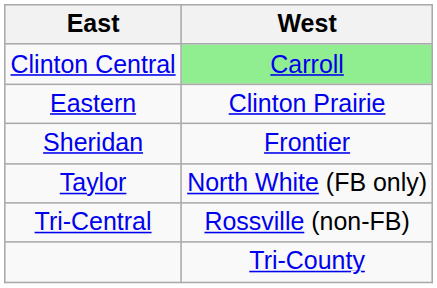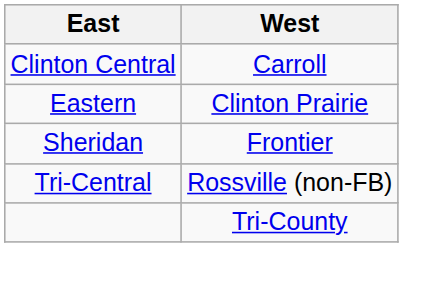(307, 63) lightgreen background -> (290, 63) no background
- row: (93, 182)
